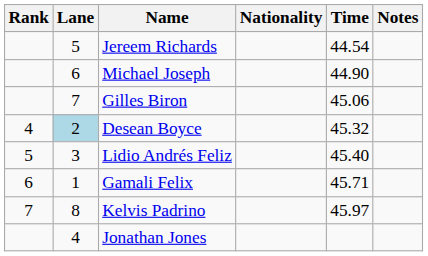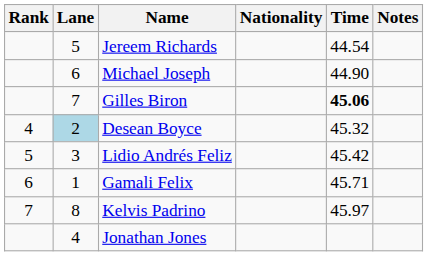(350, 100) normal -> (350, 100) bold
(350, 155) 45.40 -> (350, 155) 45.42
